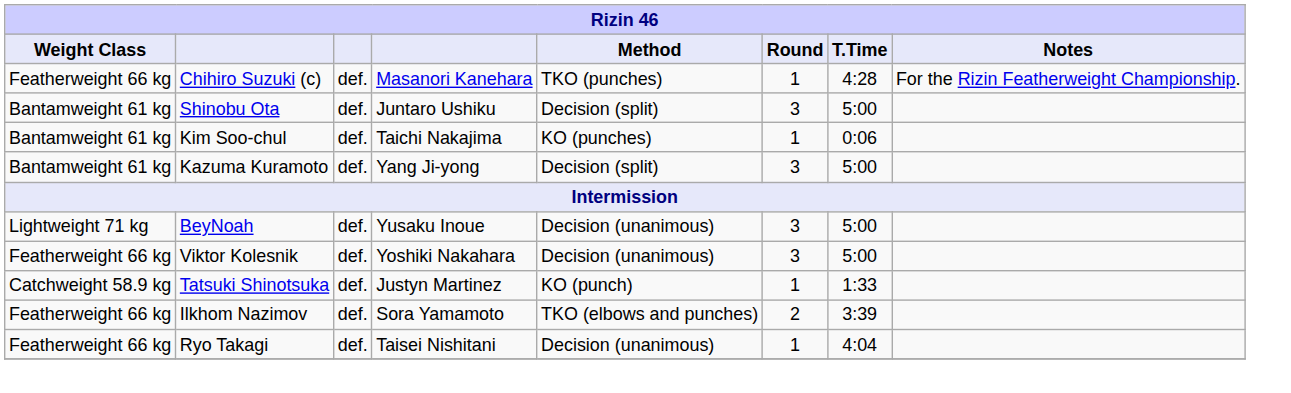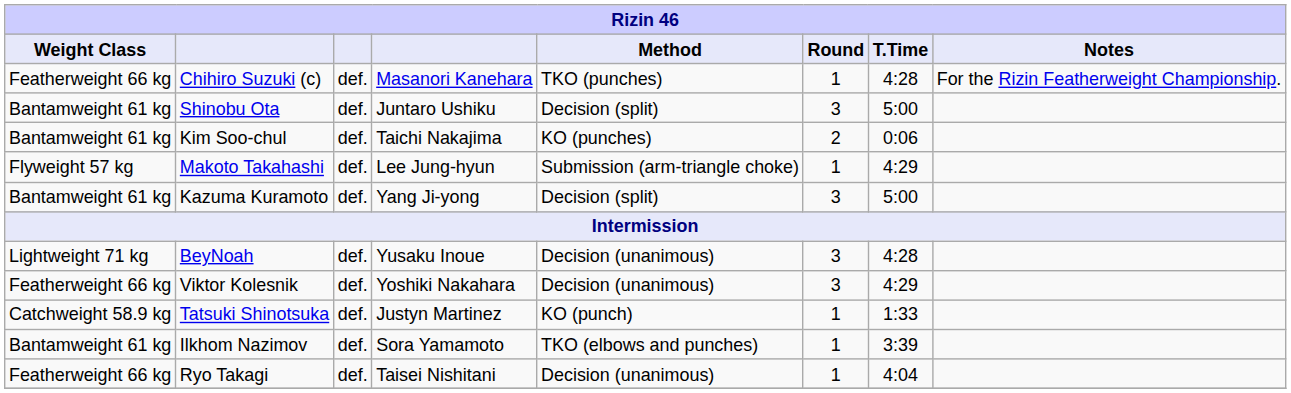(795, 137) 1 -> (836, 137) 2
+ row: (252, 167)
(860, 226) 5:00 -> (900, 256) 4:28
(860, 256) 5:00 -> (900, 285) 4:29
(90, 315) Featherweight 66 kg -> (90, 344) Bantamweight 61 kg
(795, 315) 2 -> (836, 344) 1
